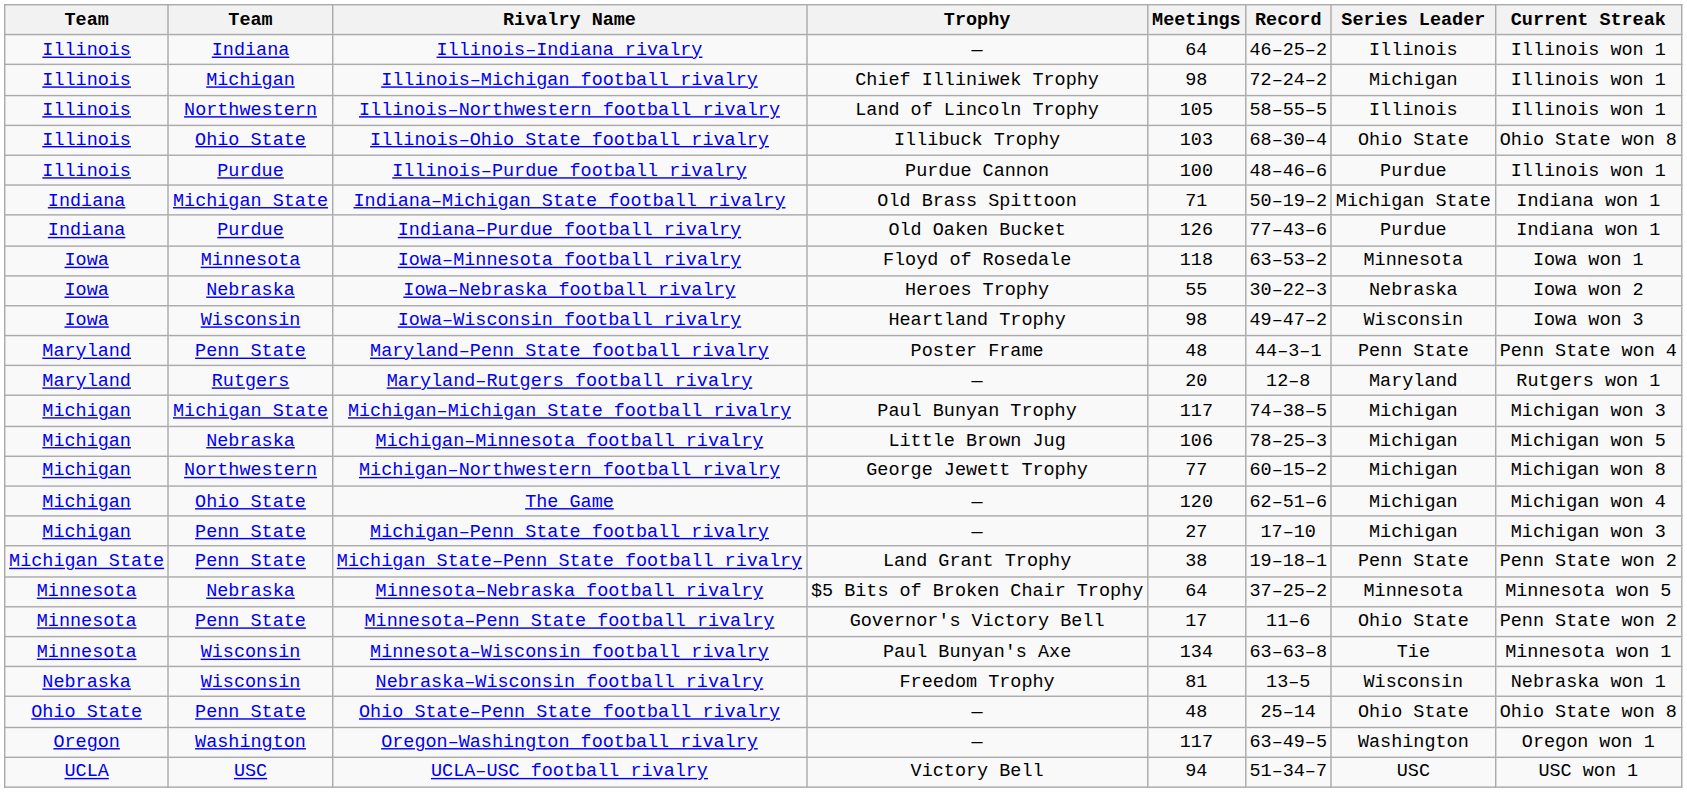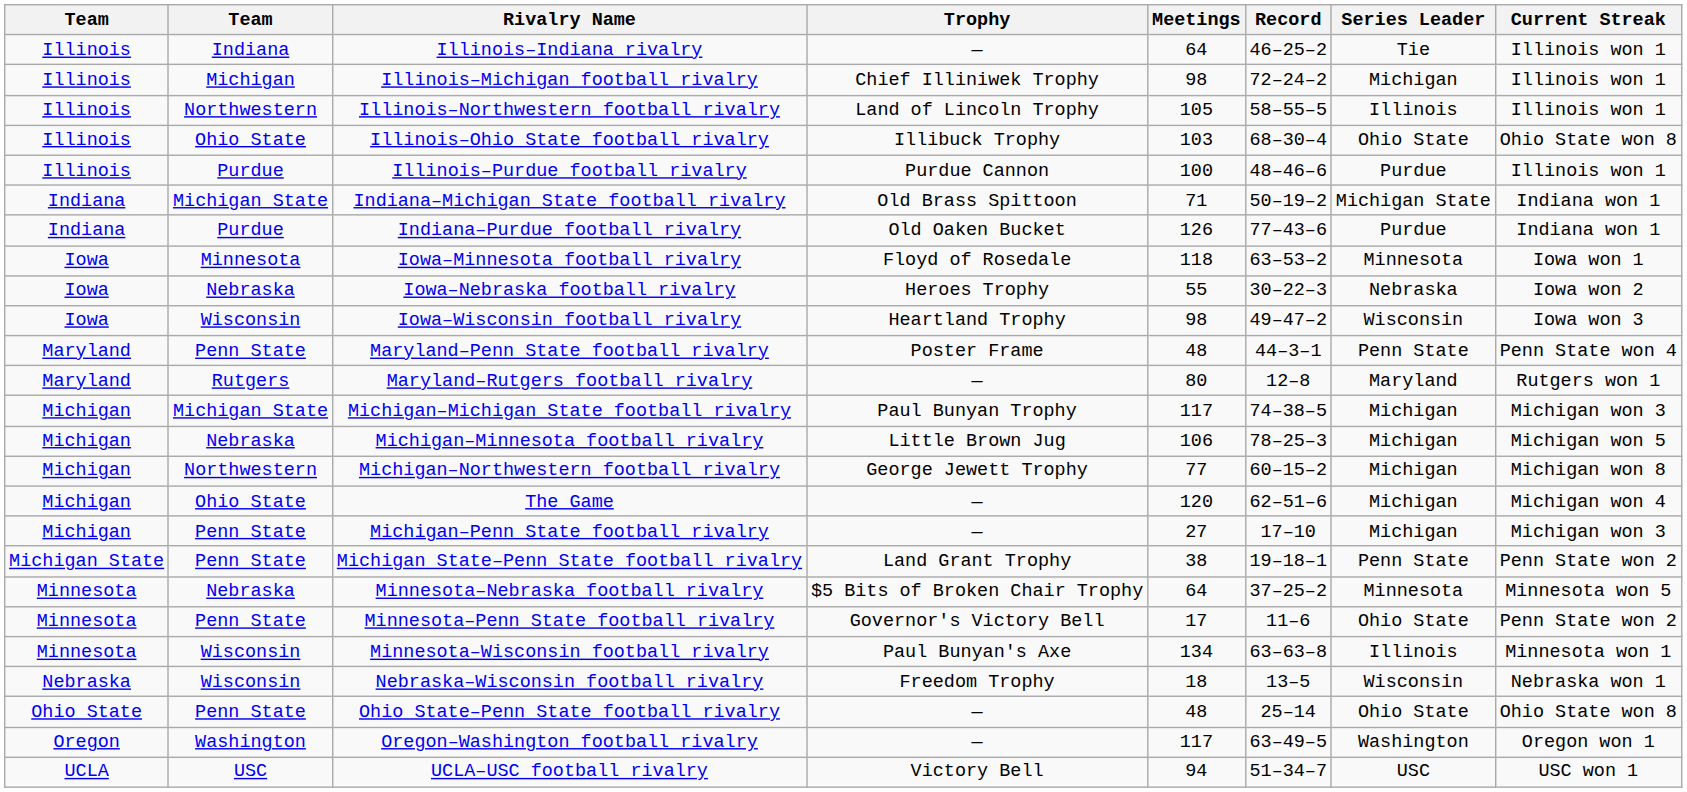(1413, 50) Illinois -> (1413, 50) Tie
(1196, 381) 20 -> (1196, 381) 80
(1413, 652) Tie -> (1413, 652) Illinois
(1196, 682) 81 -> (1196, 682) 18
